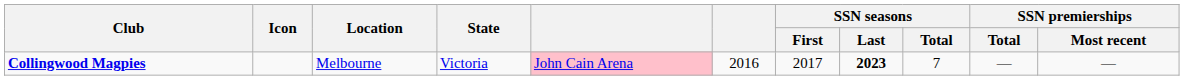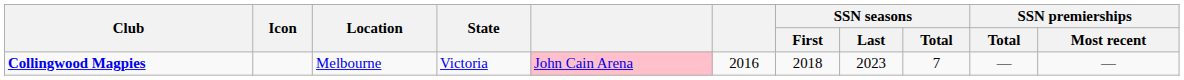(808, 63) 2017 -> (808, 63) 2018
(871, 63) bold -> (871, 63) normal
